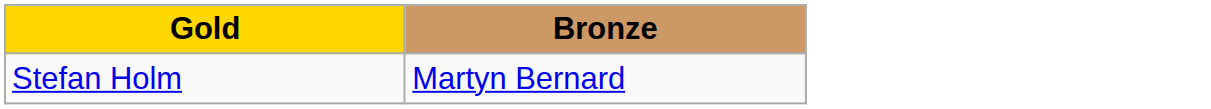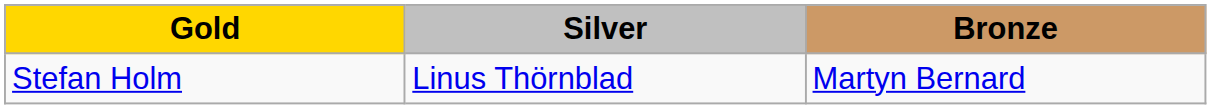+ column: (605, 28)
